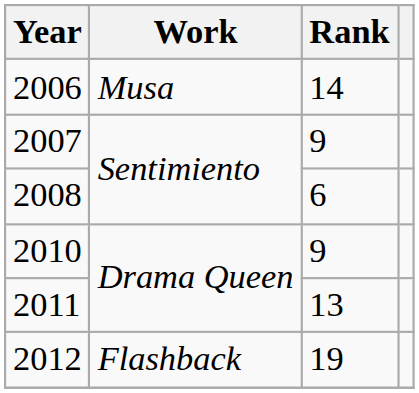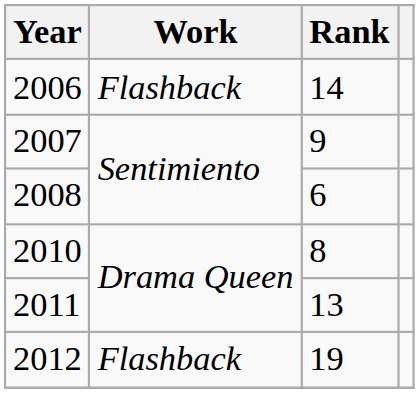(136, 86) Musa -> (169, 86) Flashback
(318, 250) 9 -> (318, 250) 8
